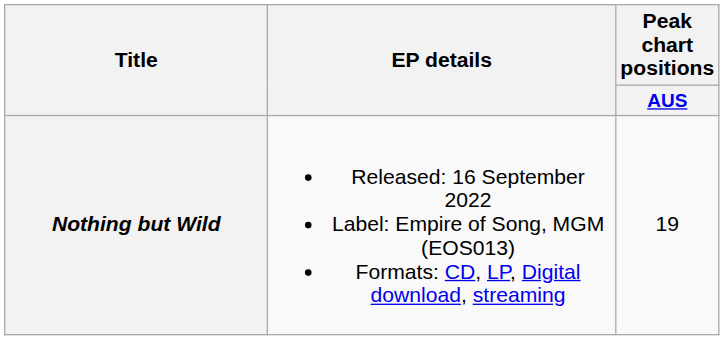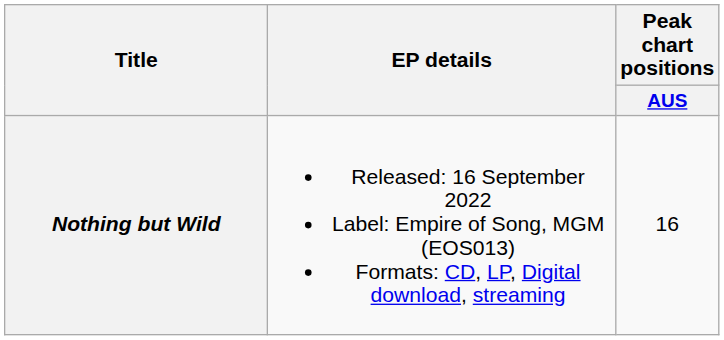(667, 224) 19 -> (667, 224) 16
